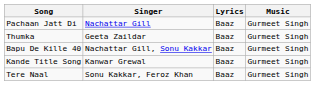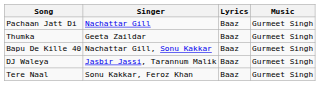- row: (44, 62)
+ row: (27, 62)
